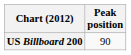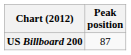(105, 41) 90 -> (105, 41) 87
